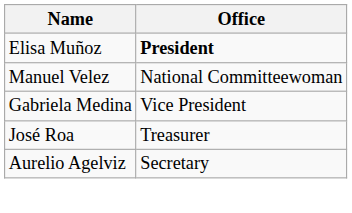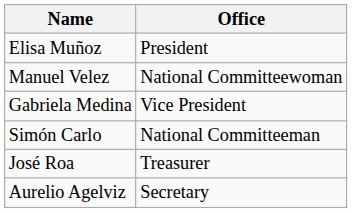(177, 47) bold -> (174, 47) normal
+ row: (55, 134)
